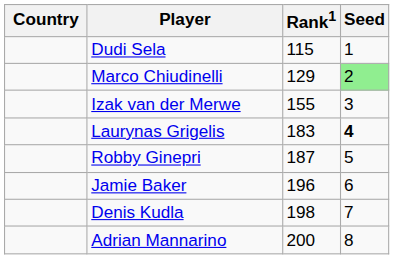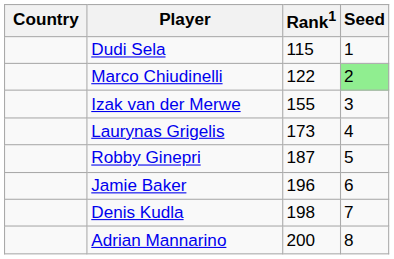(301, 77) 129 -> (301, 77) 122
(301, 131) 183 -> (301, 131) 173
(349, 131) bold -> (349, 131) normal
